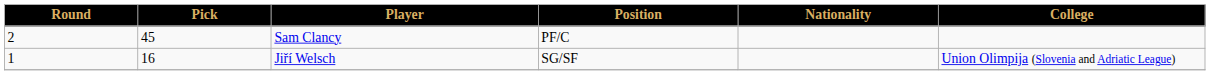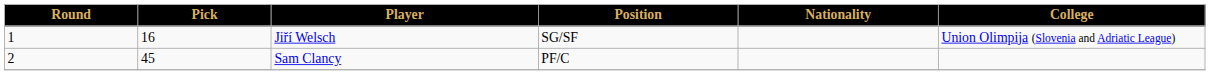rows swapped: (305, 59) <-> (308, 37)
